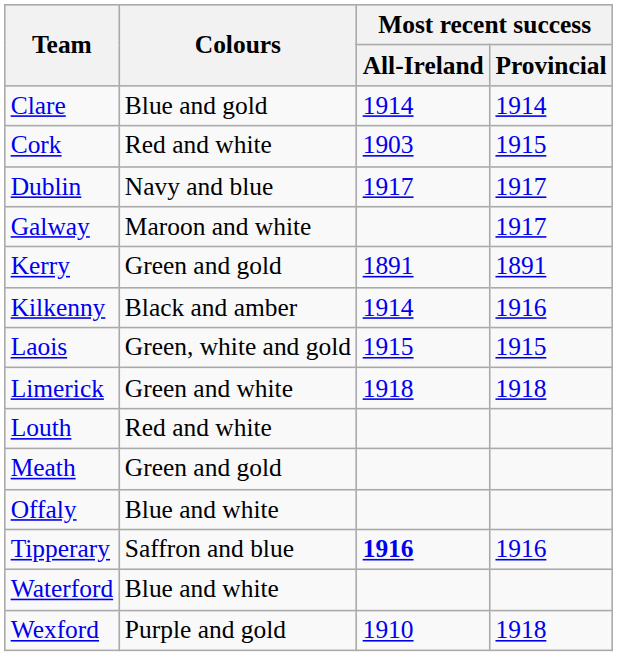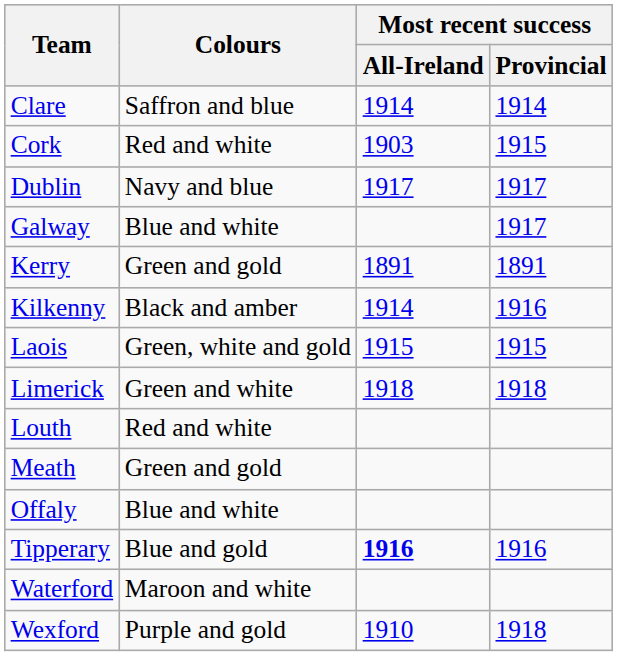(196, 105) Blue and gold -> (209, 105) Saffron and blue
(218, 226) Maroon and white -> (202, 226) Blue and white
(209, 549) Saffron and blue -> (196, 549) Blue and gold
(202, 589) Blue and white -> (218, 589) Maroon and white
